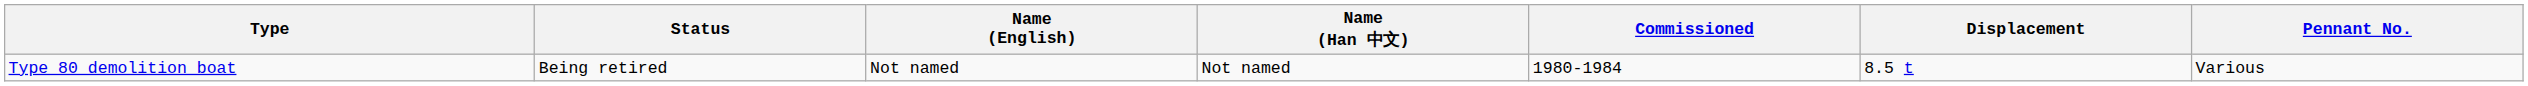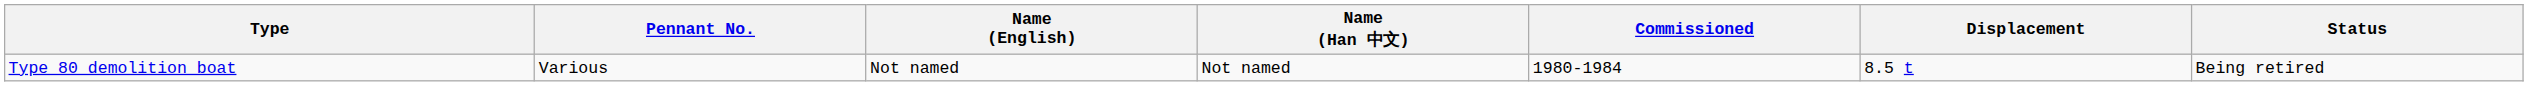columns swapped: (2357, 30) <-> (700, 30)
